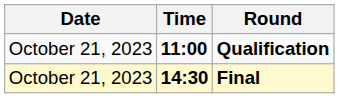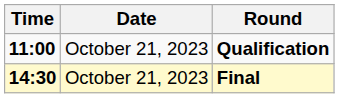columns swapped: (81, 19) <-> (185, 19)
